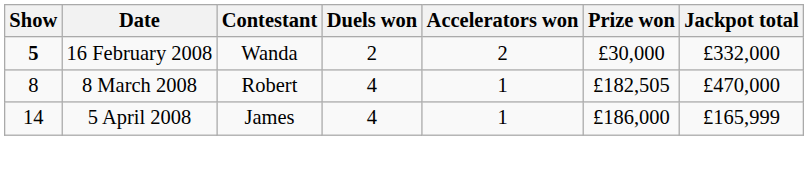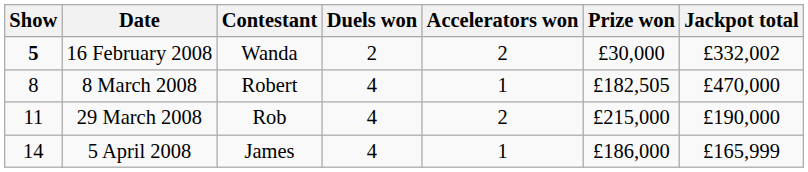(742, 53) £332,000 -> (742, 53) £332,002
+ row: (139, 118)
